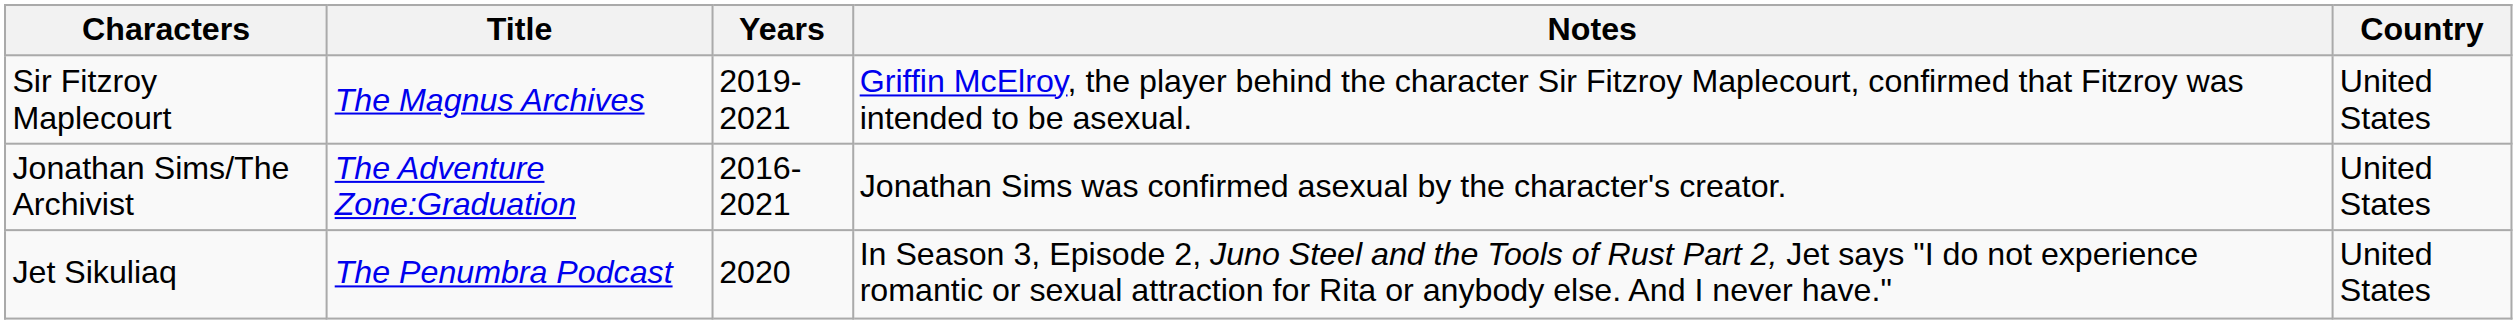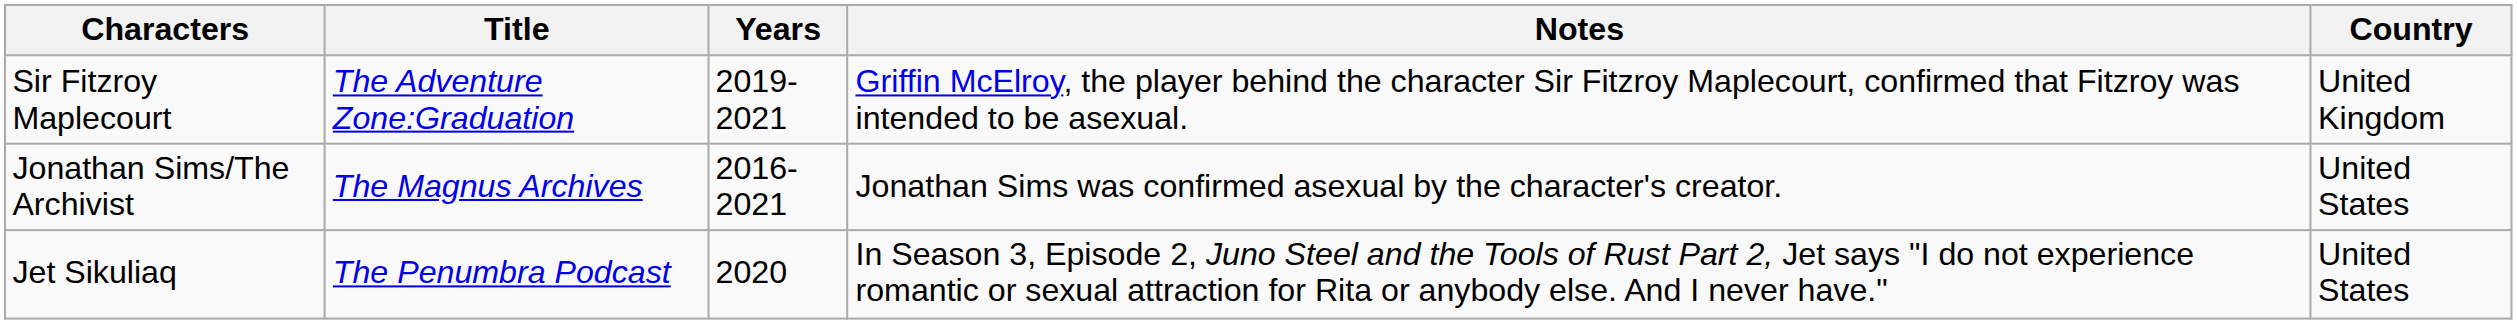(490, 99) The Magnus Archives -> (454, 99) The Adventure Zone:Graduation
(2386, 99) United States -> (2382, 99) United Kingdom
(455, 186) The Adventure Zone:Graduation -> (488, 186) The Magnus Archives
